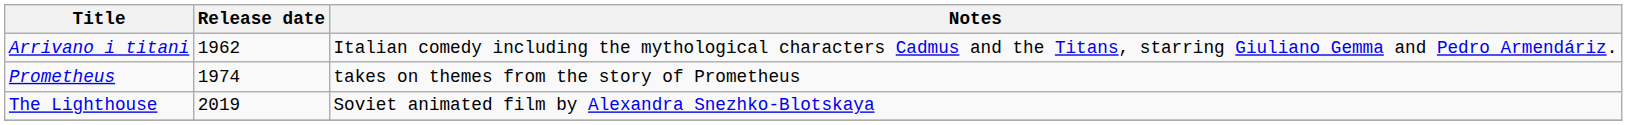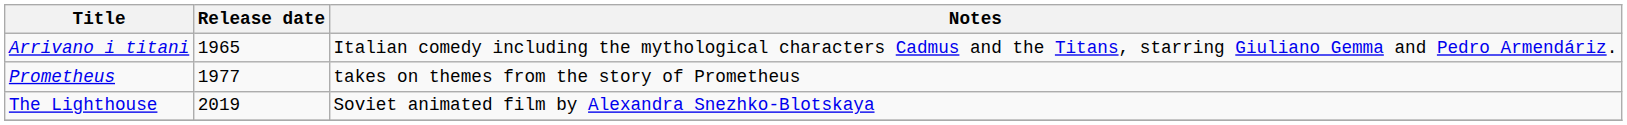(219, 48) 1962 -> (219, 48) 1965
(219, 77) 1974 -> (219, 77) 1977
